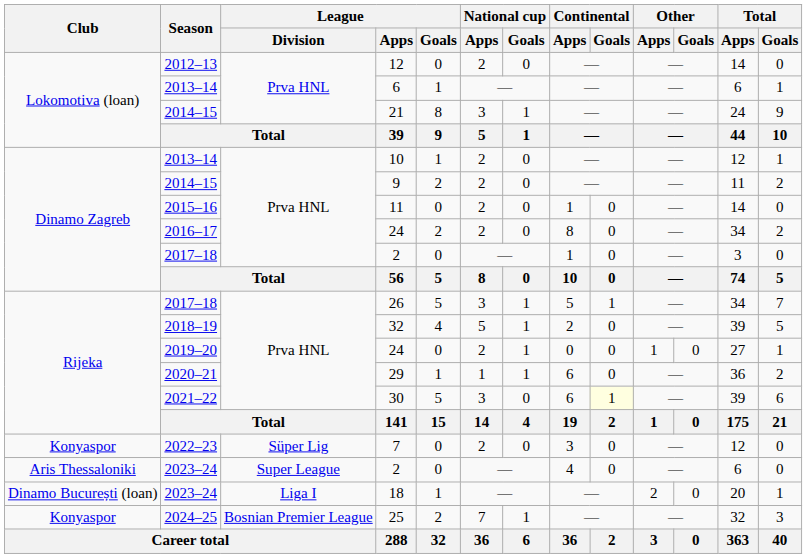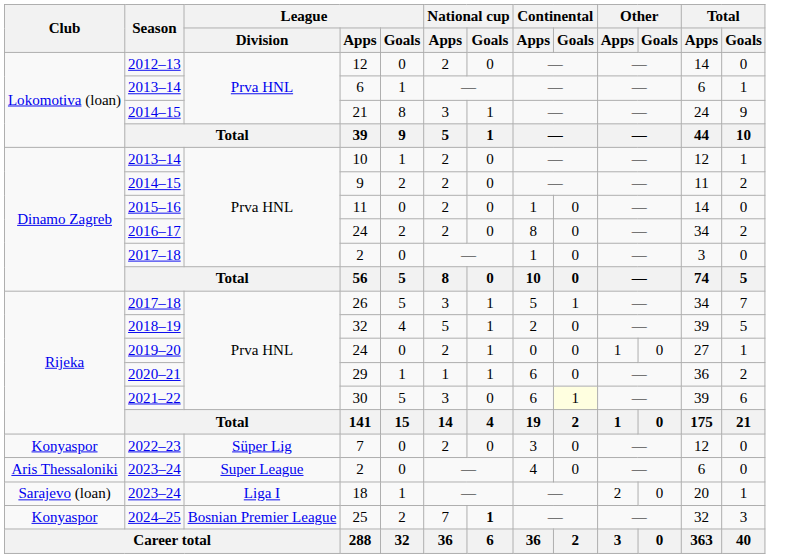(83, 493) Dinamo București (loan) -> (65, 493) Sarajevo (loan)
(526, 517) normal -> (490, 517) bold
